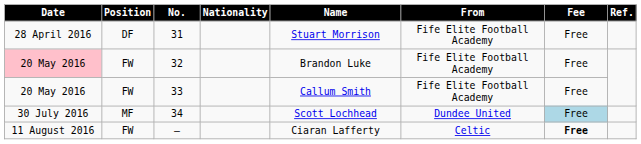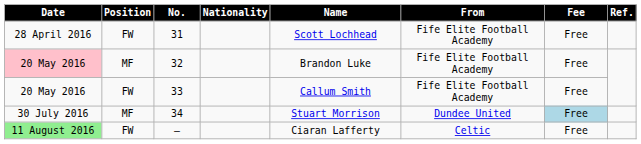(128, 35) DF -> (128, 35) FW
(336, 35) Stuart Morrison -> (336, 35) Scott Lochhead
(128, 63) FW -> (128, 63) MF
(336, 114) Scott Lochhead -> (336, 114) Stuart Morrison
(53, 130) no background -> (53, 130) lightgreen background
(576, 130) bold -> (576, 130) normal
